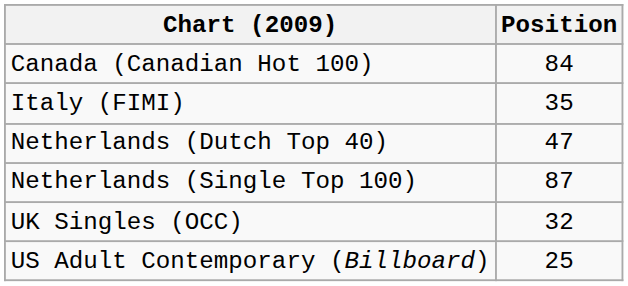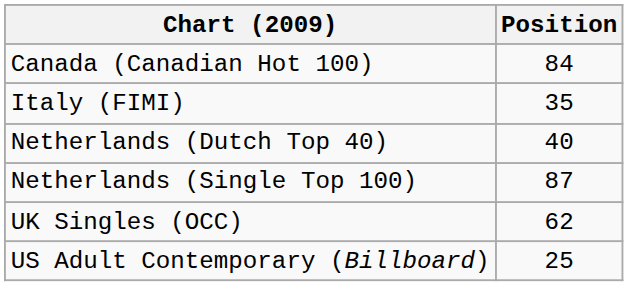(559, 143) 47 -> (559, 143) 40
(559, 222) 32 -> (559, 222) 62
